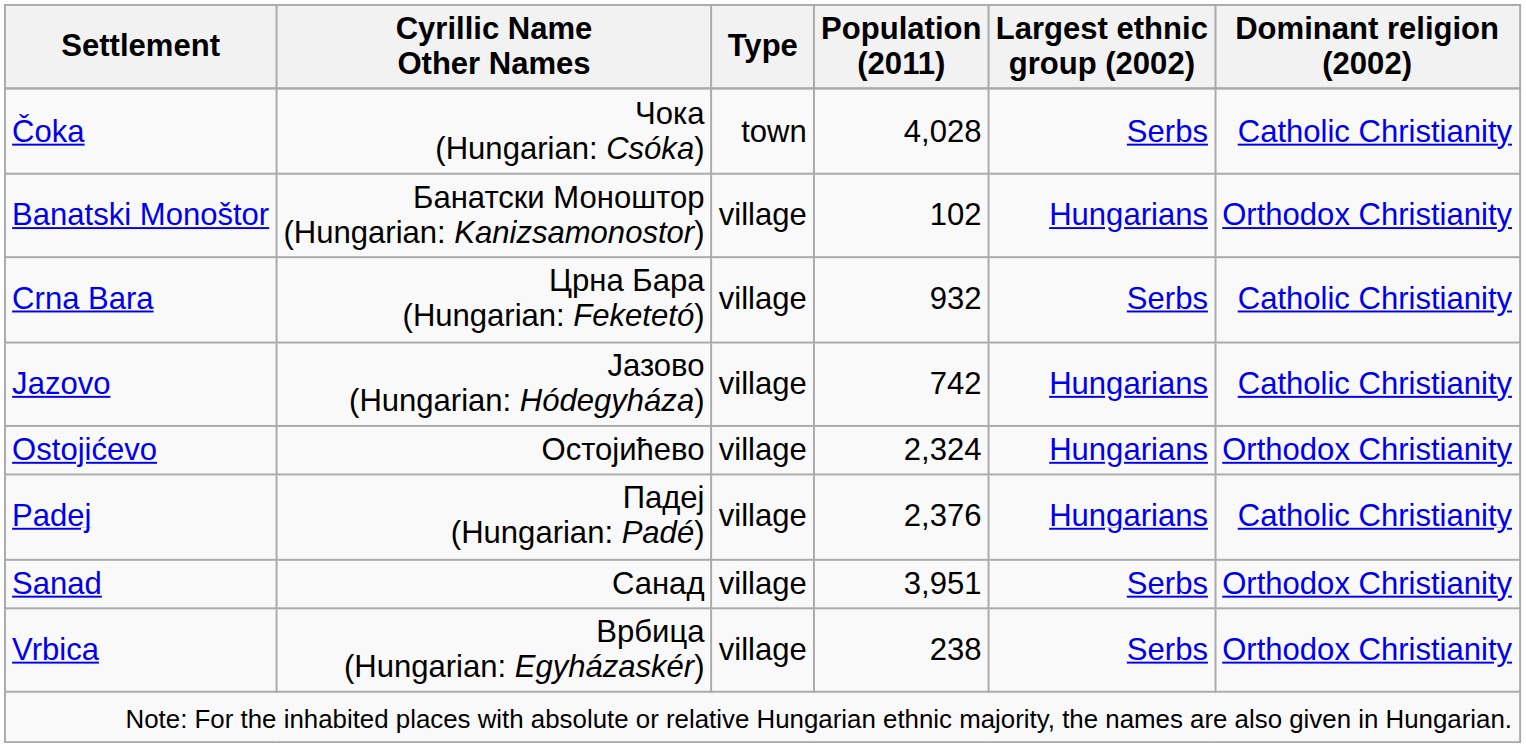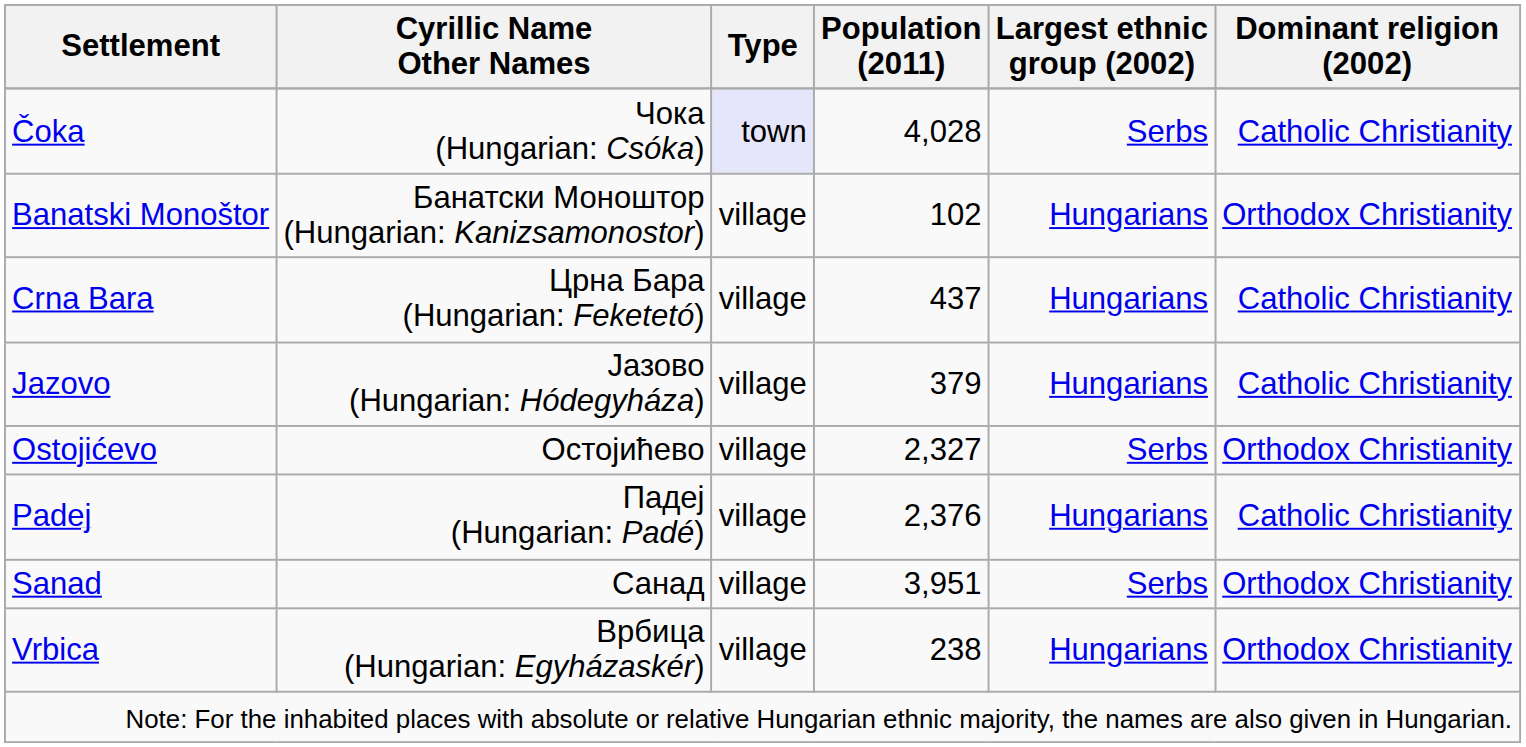(774, 130) no background -> (774, 130) lavender background
(956, 299) 932 -> (956, 299) 437
(1167, 299) Serbs -> (1129, 299) Hungarians
(956, 383) 742 -> (956, 383) 379
(943, 449) 2,324 -> (943, 449) 2,327
(1129, 449) Hungarians -> (1167, 449) Serbs
(1167, 649) Serbs -> (1129, 649) Hungarians
